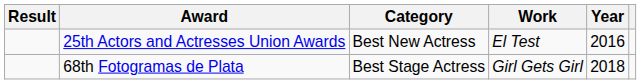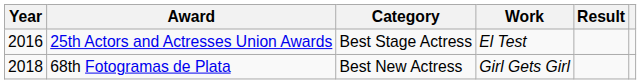columns swapped: (608, 16) <-> (32, 16)
(414, 41) Best New Actress -> (406, 41) Best Stage Actress
(419, 66) Best Stage Actress -> (401, 66) Best New Actress
